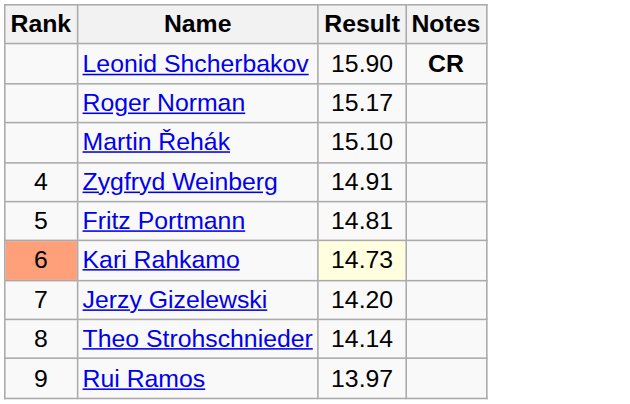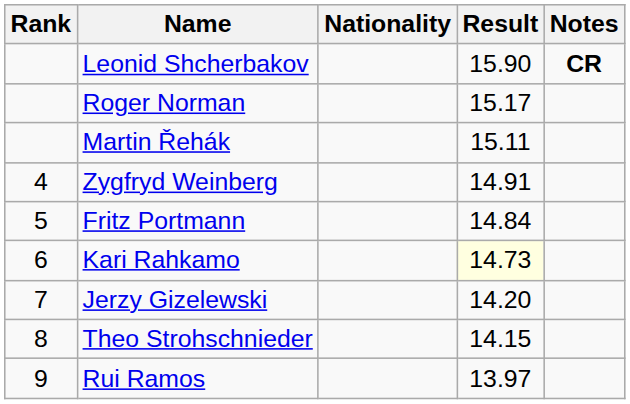+ column: (388, 24)
(362, 142) 15.10 -> (500, 142) 15.11
(362, 220) 14.81 -> (500, 220) 14.84
(41, 260) lightsalmon background -> (41, 260) no background
(362, 338) 14.14 -> (500, 338) 14.15
